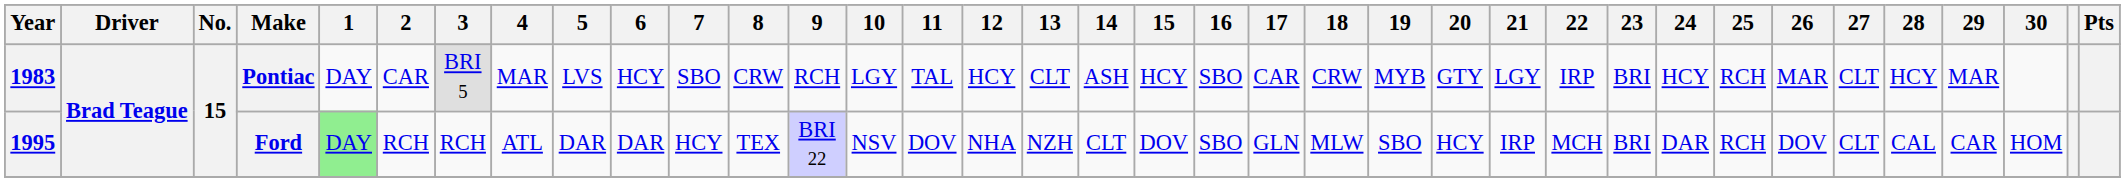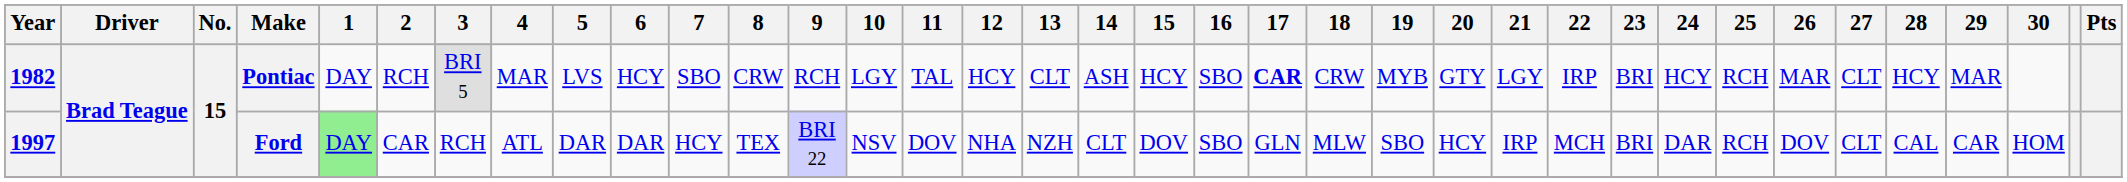(33, 76) 1983 -> (33, 76) 1982
(406, 76) CAR -> (406, 76) RCH
(1276, 76) normal -> (1278, 76) bold
(33, 143) 1995 -> (33, 143) 1997
(406, 143) RCH -> (406, 143) CAR
